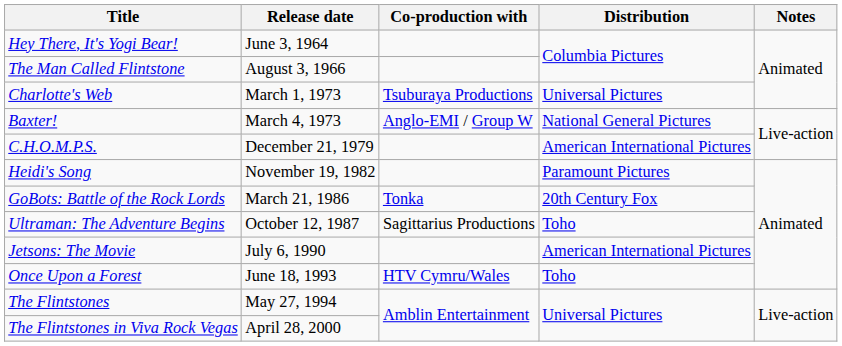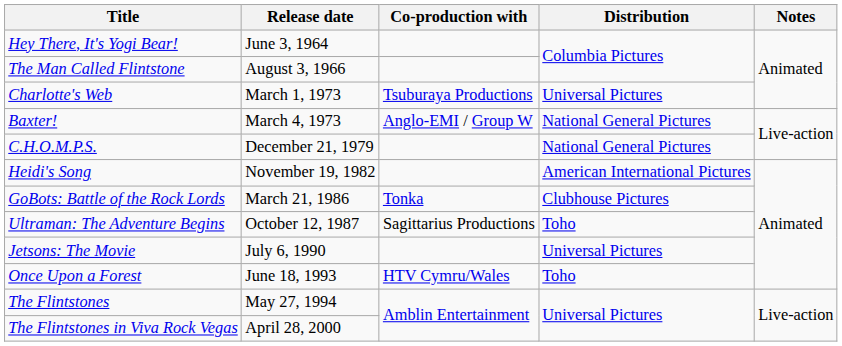(647, 146) American International Pictures -> (627, 146) National General Pictures
(606, 172) Paramount Pictures -> (647, 172) American International Pictures
(600, 198) 20th Century Fox -> (606, 198) Clubhouse Pictures
(647, 250) American International Pictures -> (602, 250) Universal Pictures
